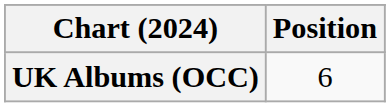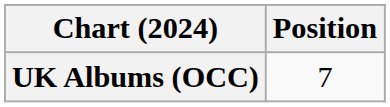(325, 76) 6 -> (325, 76) 7
